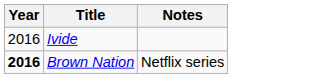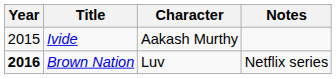+ column: (190, 16)
(24, 39) 2016 -> (24, 39) 2015
